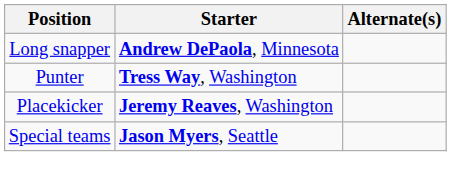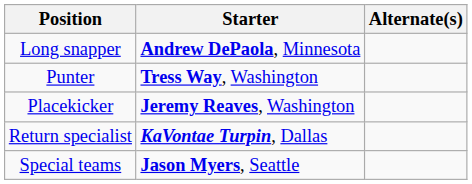+ row: (70, 135)
